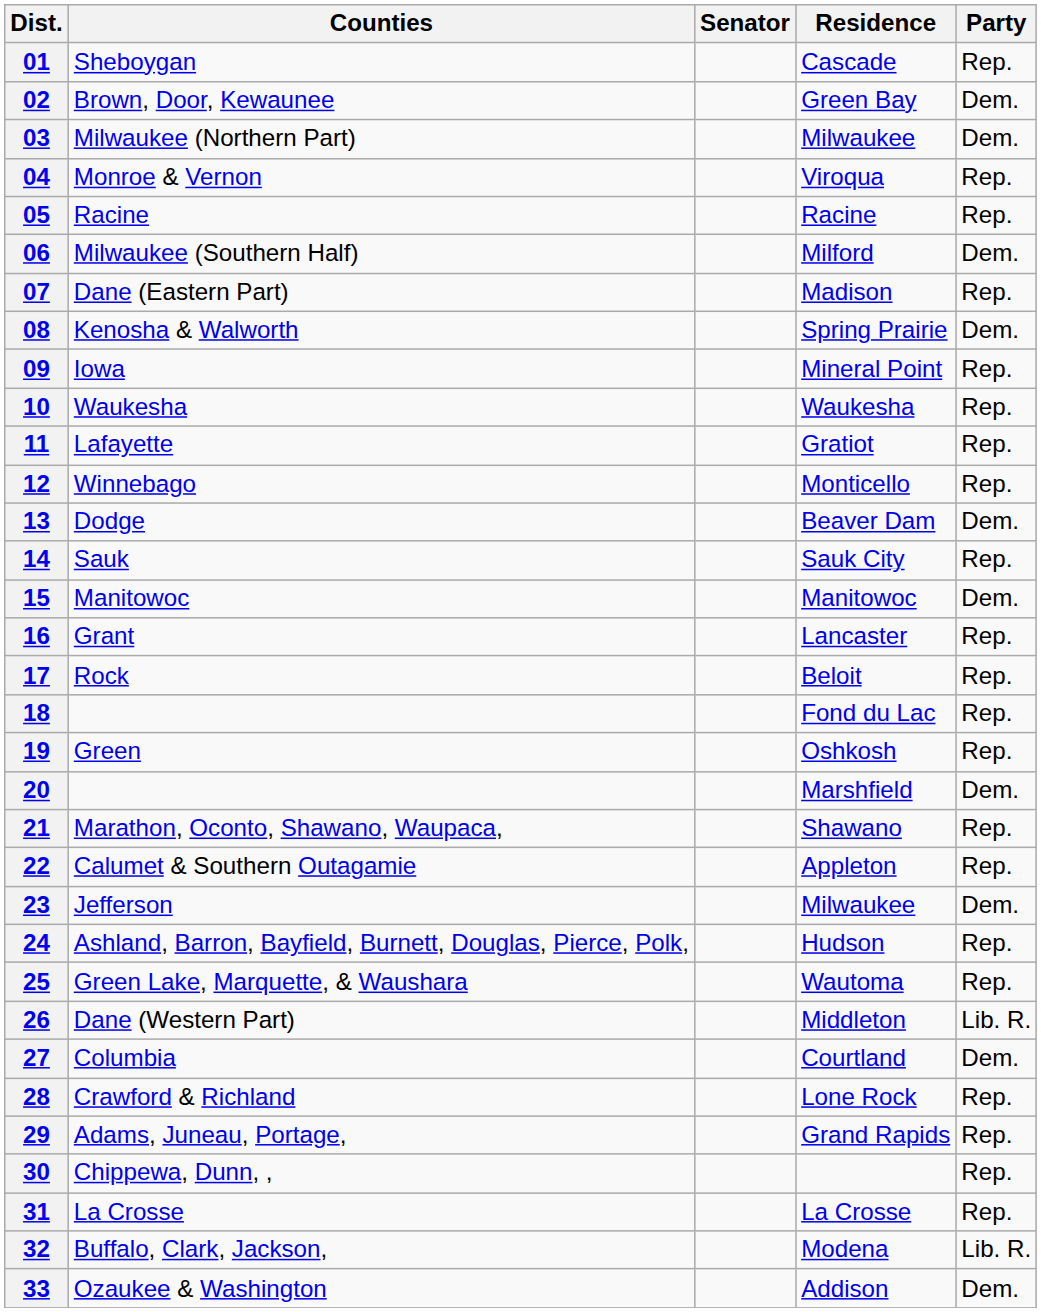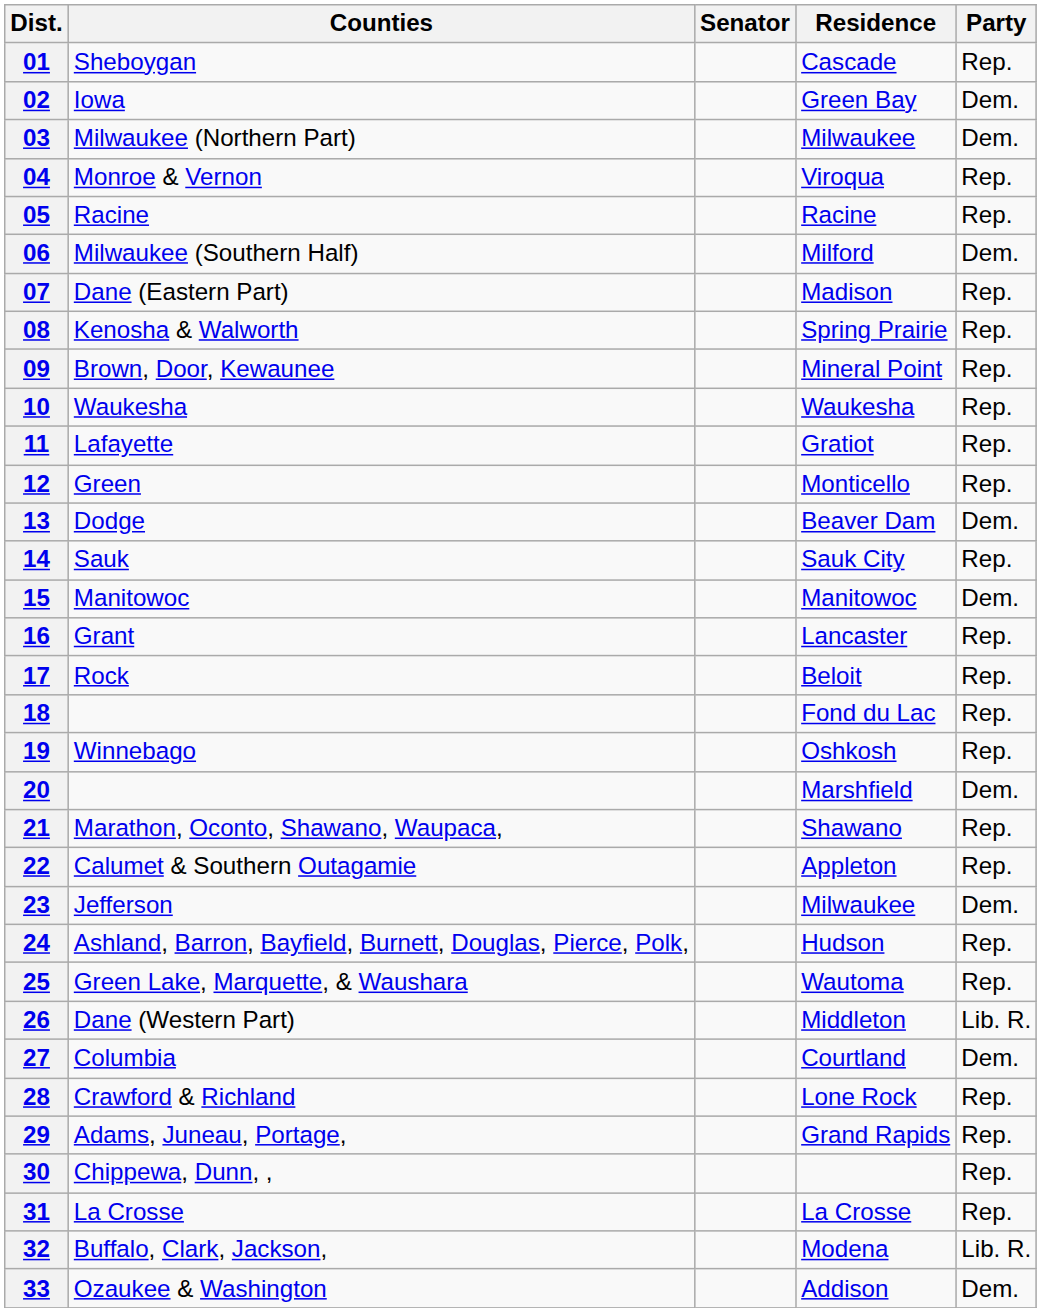(204, 100) Brown, Door, Kewaunee -> (99, 100) Iowa
(990, 330) Dem. -> (987, 330) Rep.
(99, 368) Iowa -> (204, 368) Brown, Door, Kewaunee
(135, 483) Winnebago -> (107, 483) Green
(107, 751) Green -> (135, 751) Winnebago
